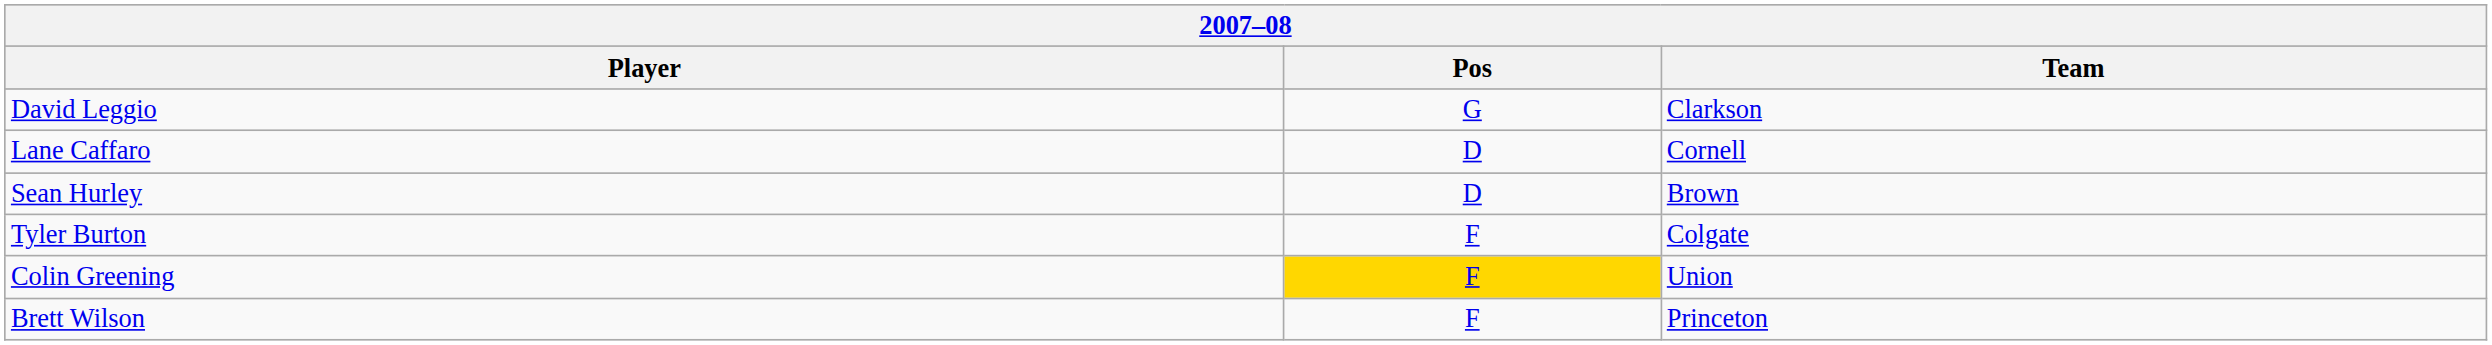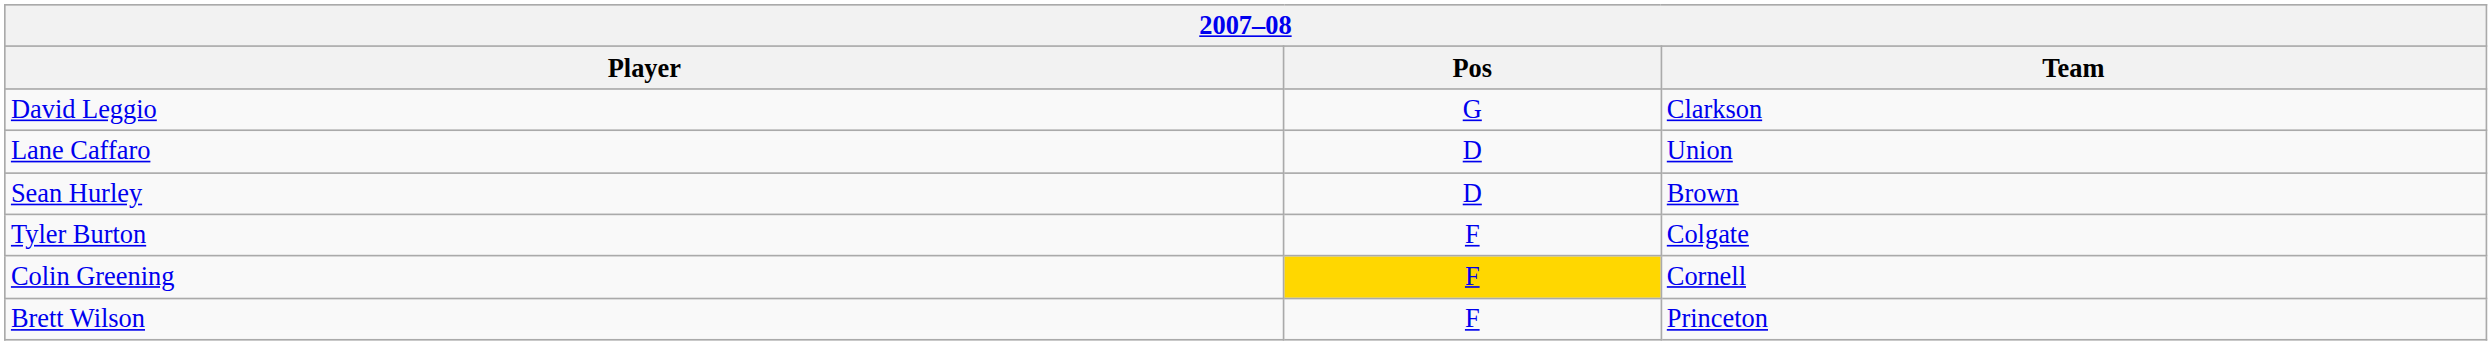(1706, 151) Cornell -> (1700, 151) Union
(1700, 276) Union -> (1706, 276) Cornell
